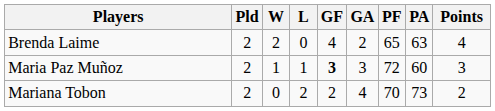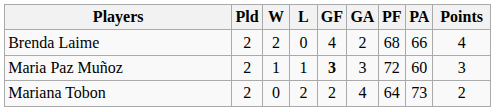(392, 42) 65 -> (392, 42) 68
(419, 42) 63 -> (419, 42) 66
(392, 93) 70 -> (392, 93) 64
